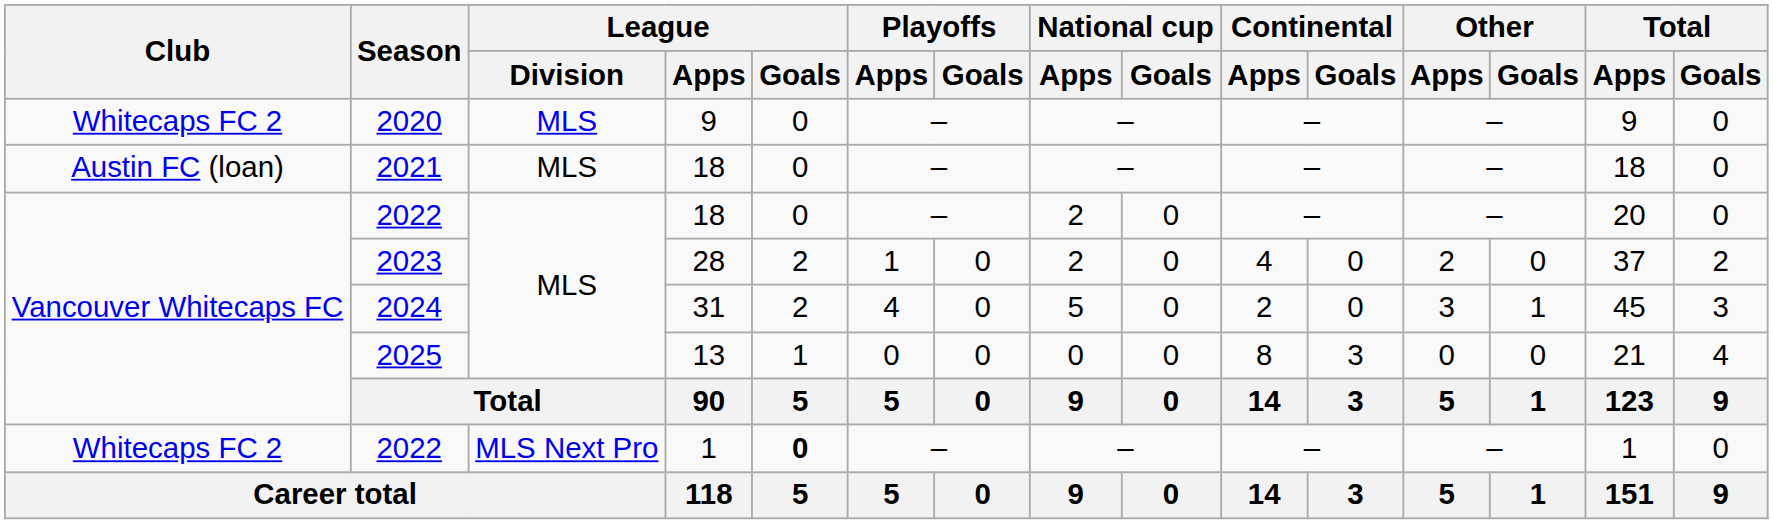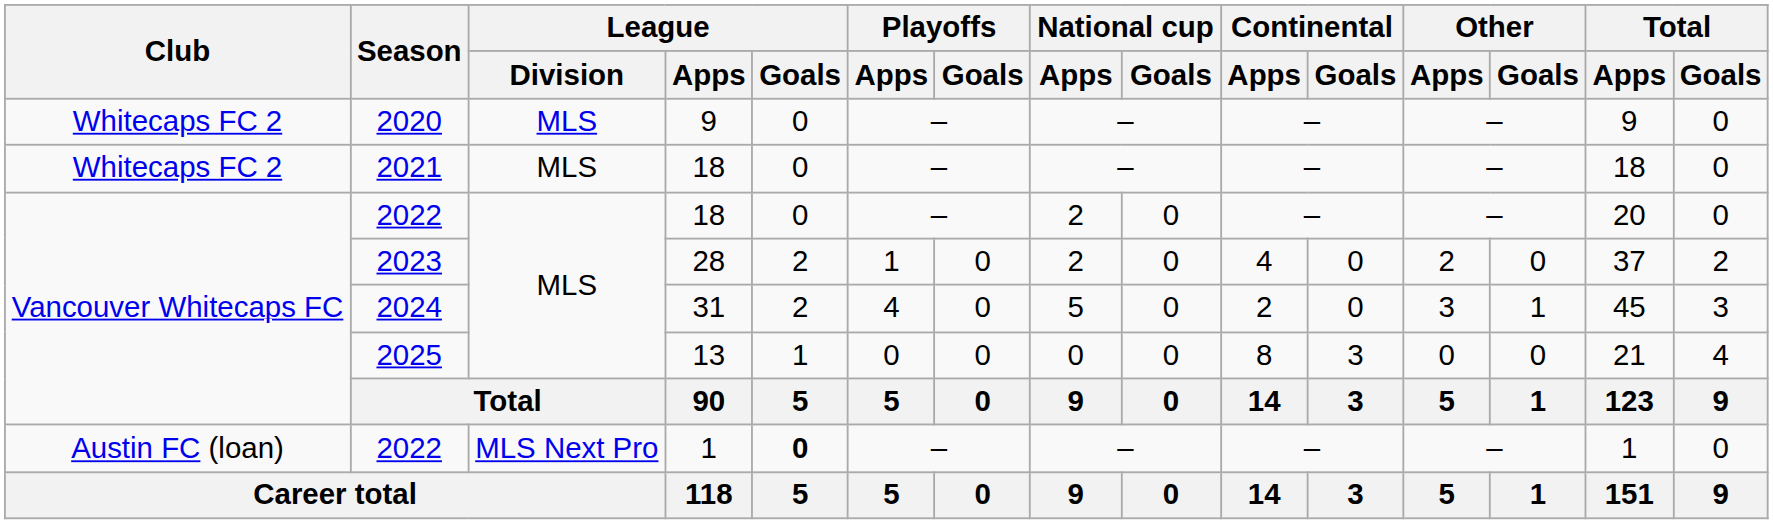(177, 167) Austin FC (loan) -> (178, 167) Whitecaps FC 2
(178, 448) Whitecaps FC 2 -> (177, 448) Austin FC (loan)
